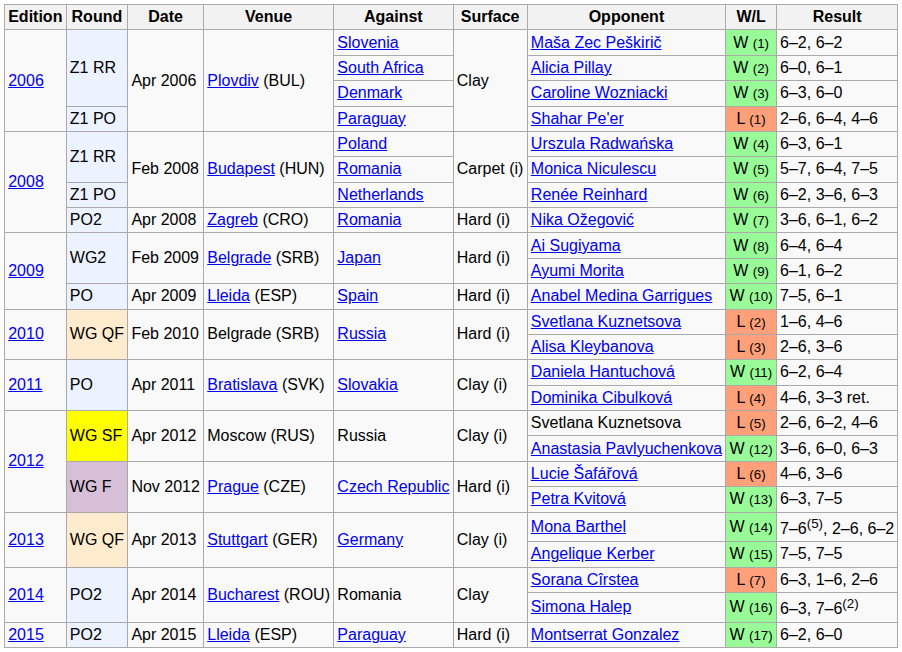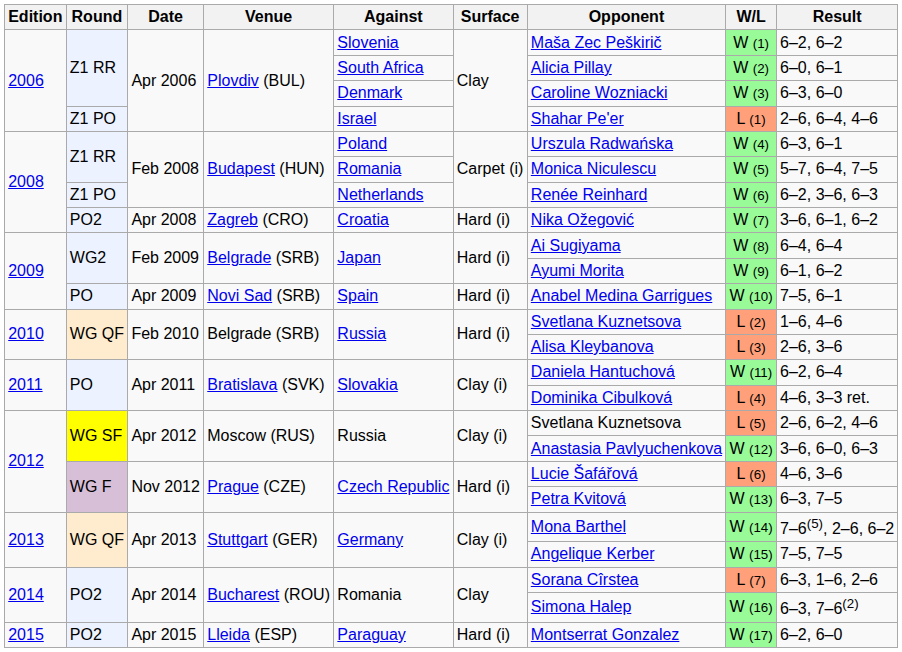(372, 118) Paraguay -> (357, 118) Israel
(369, 220) Romania -> (363, 220) Croatia
(252, 296) Lleida (ESP) -> (264, 296) Novi Sad (SRB)
